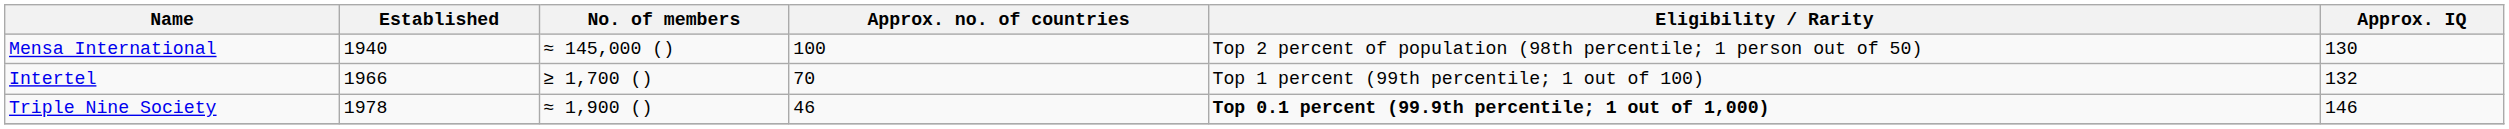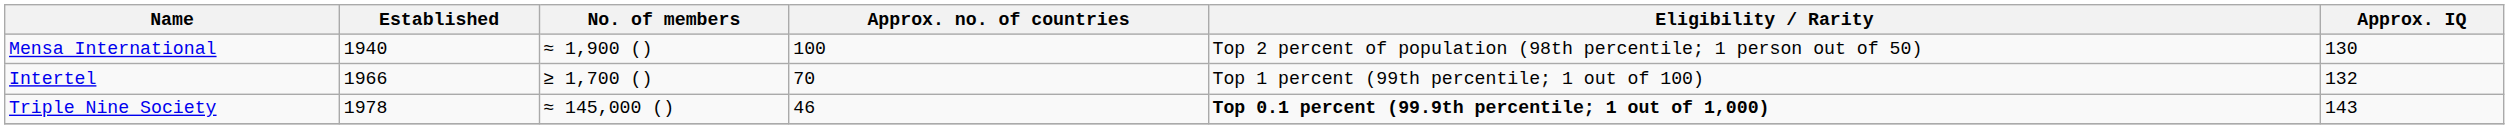(609, 49) ≈ 145,000 () -> (598, 49) ≈ 1,900 ()
(598, 109) ≈ 1,900 () -> (609, 109) ≈ 145,000 ()
(2341, 109) 146 -> (2341, 109) 143
